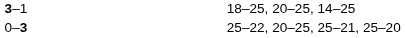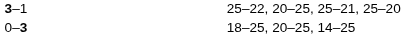(291, 8) 18–25, 20–25, 14–25 -> (314, 8) 25–22, 20–25, 25–21, 25–20
(314, 27) 25–22, 20–25, 25–21, 25–20 -> (291, 27) 18–25, 20–25, 14–25
